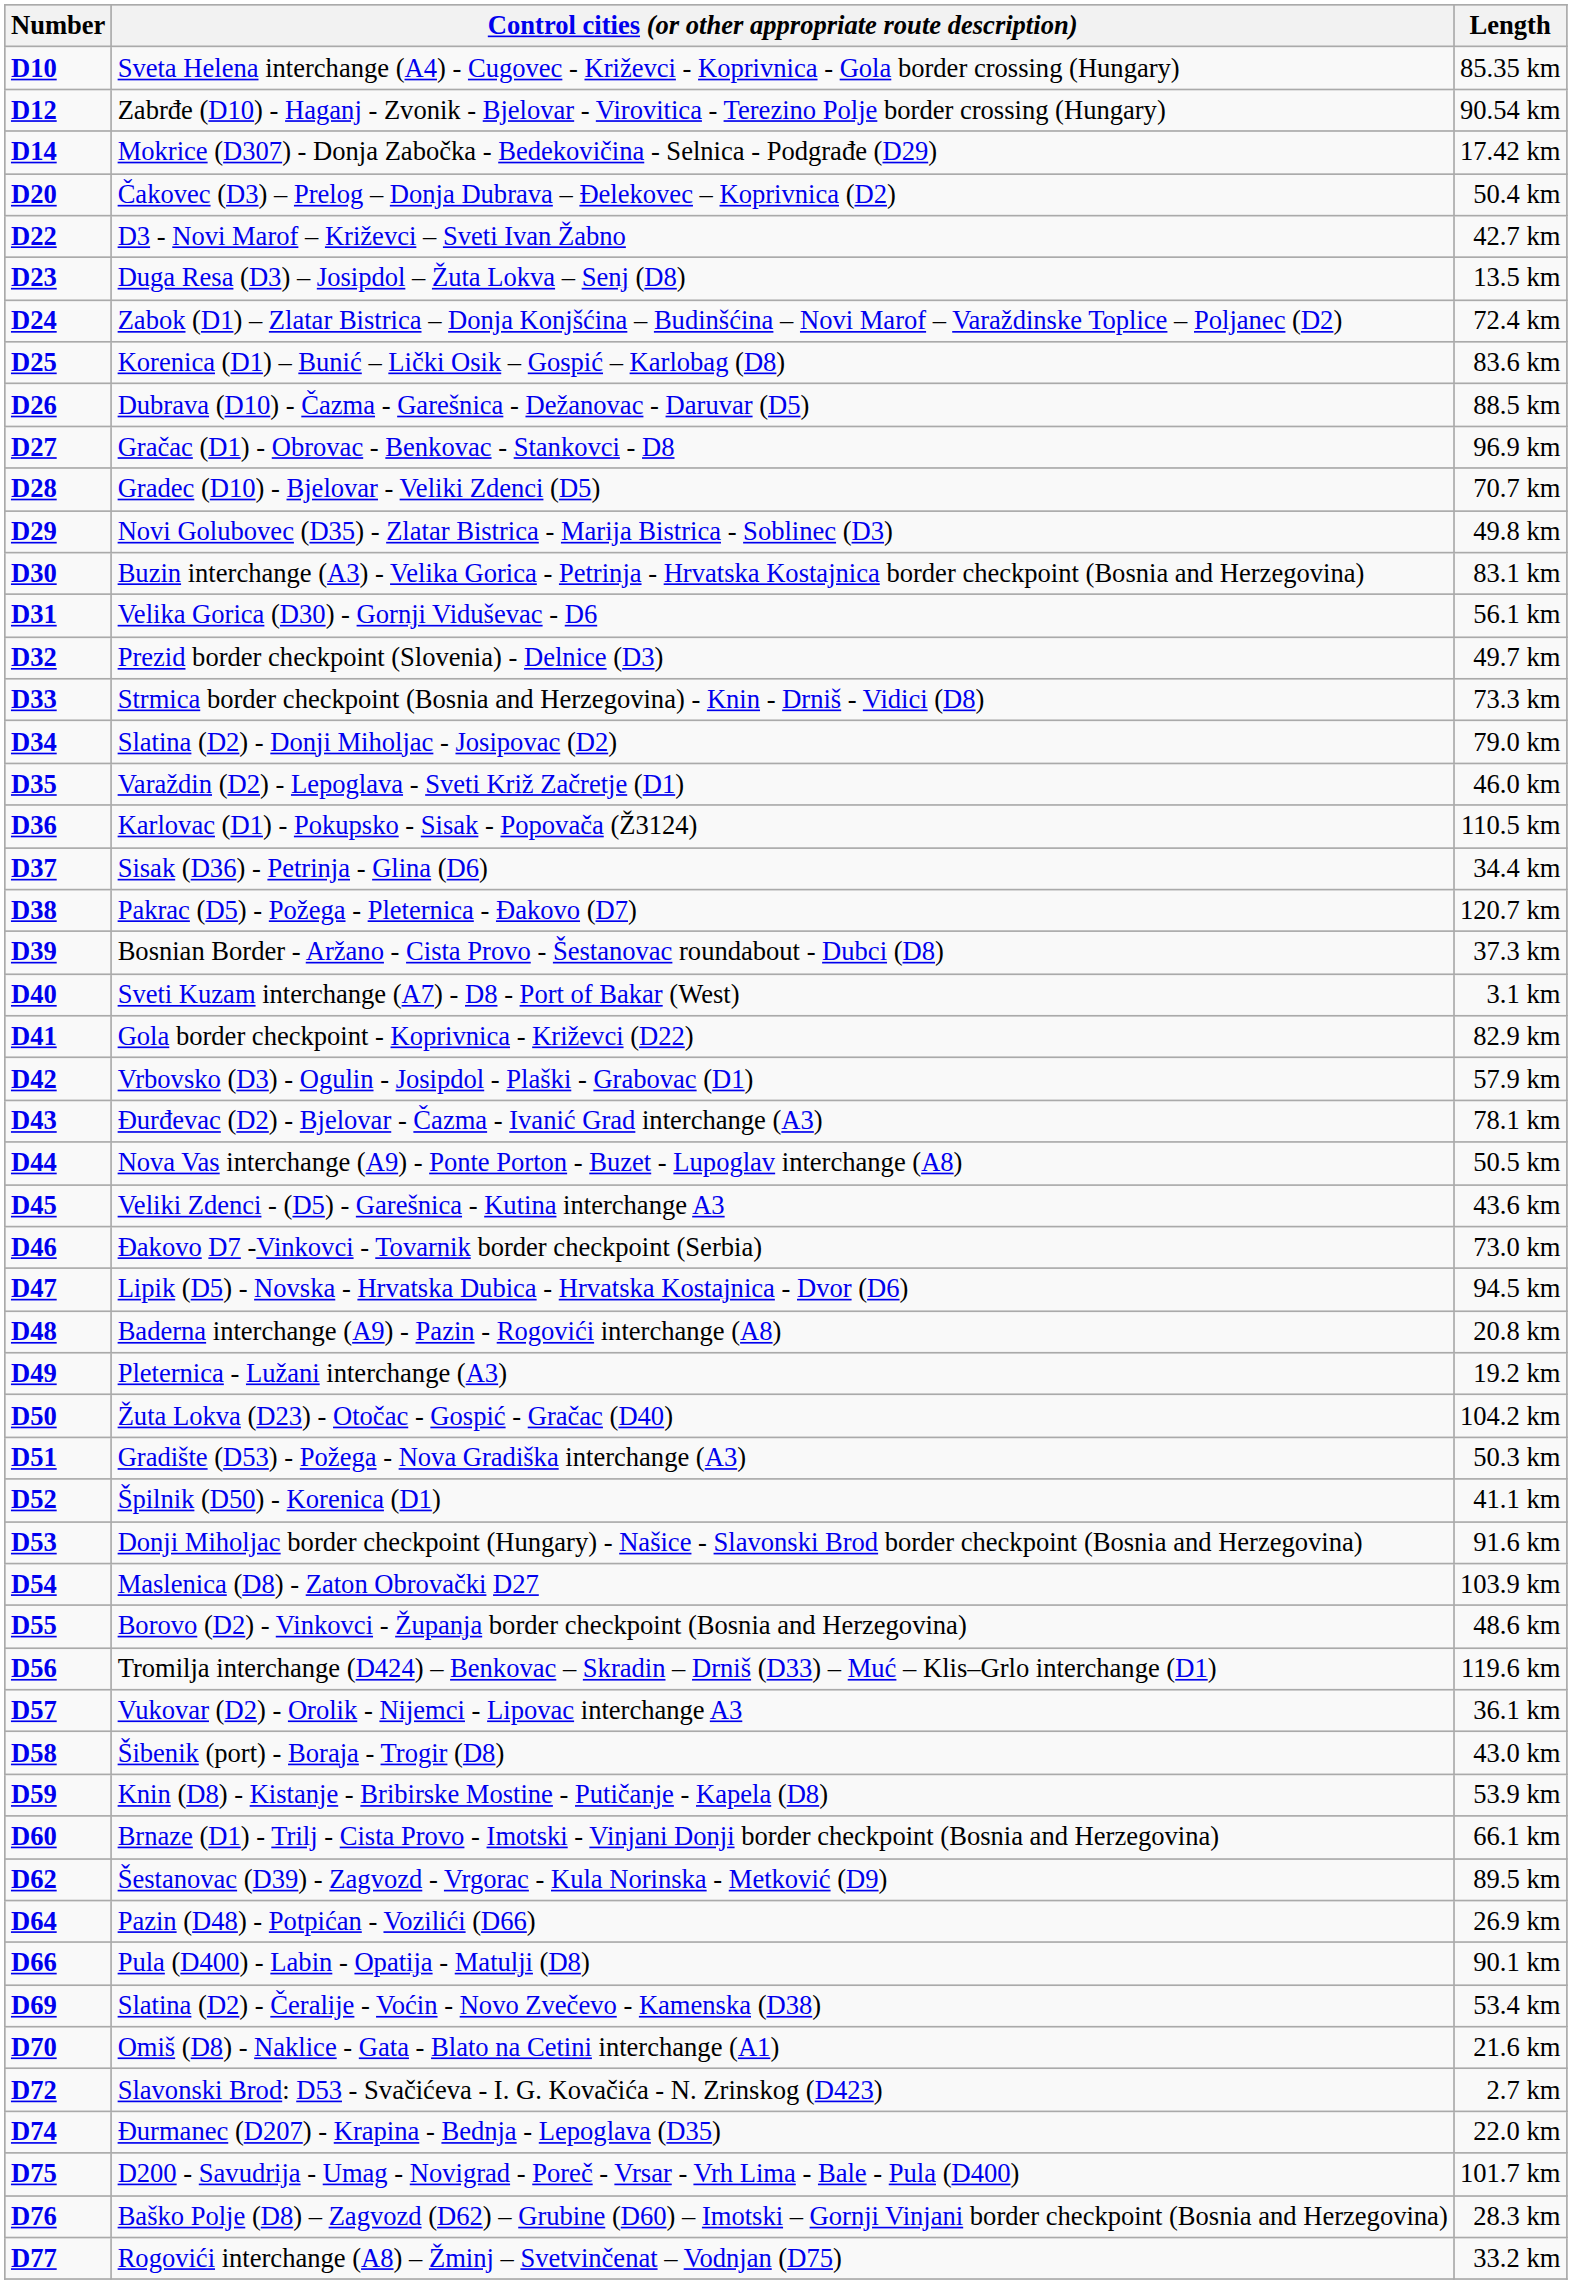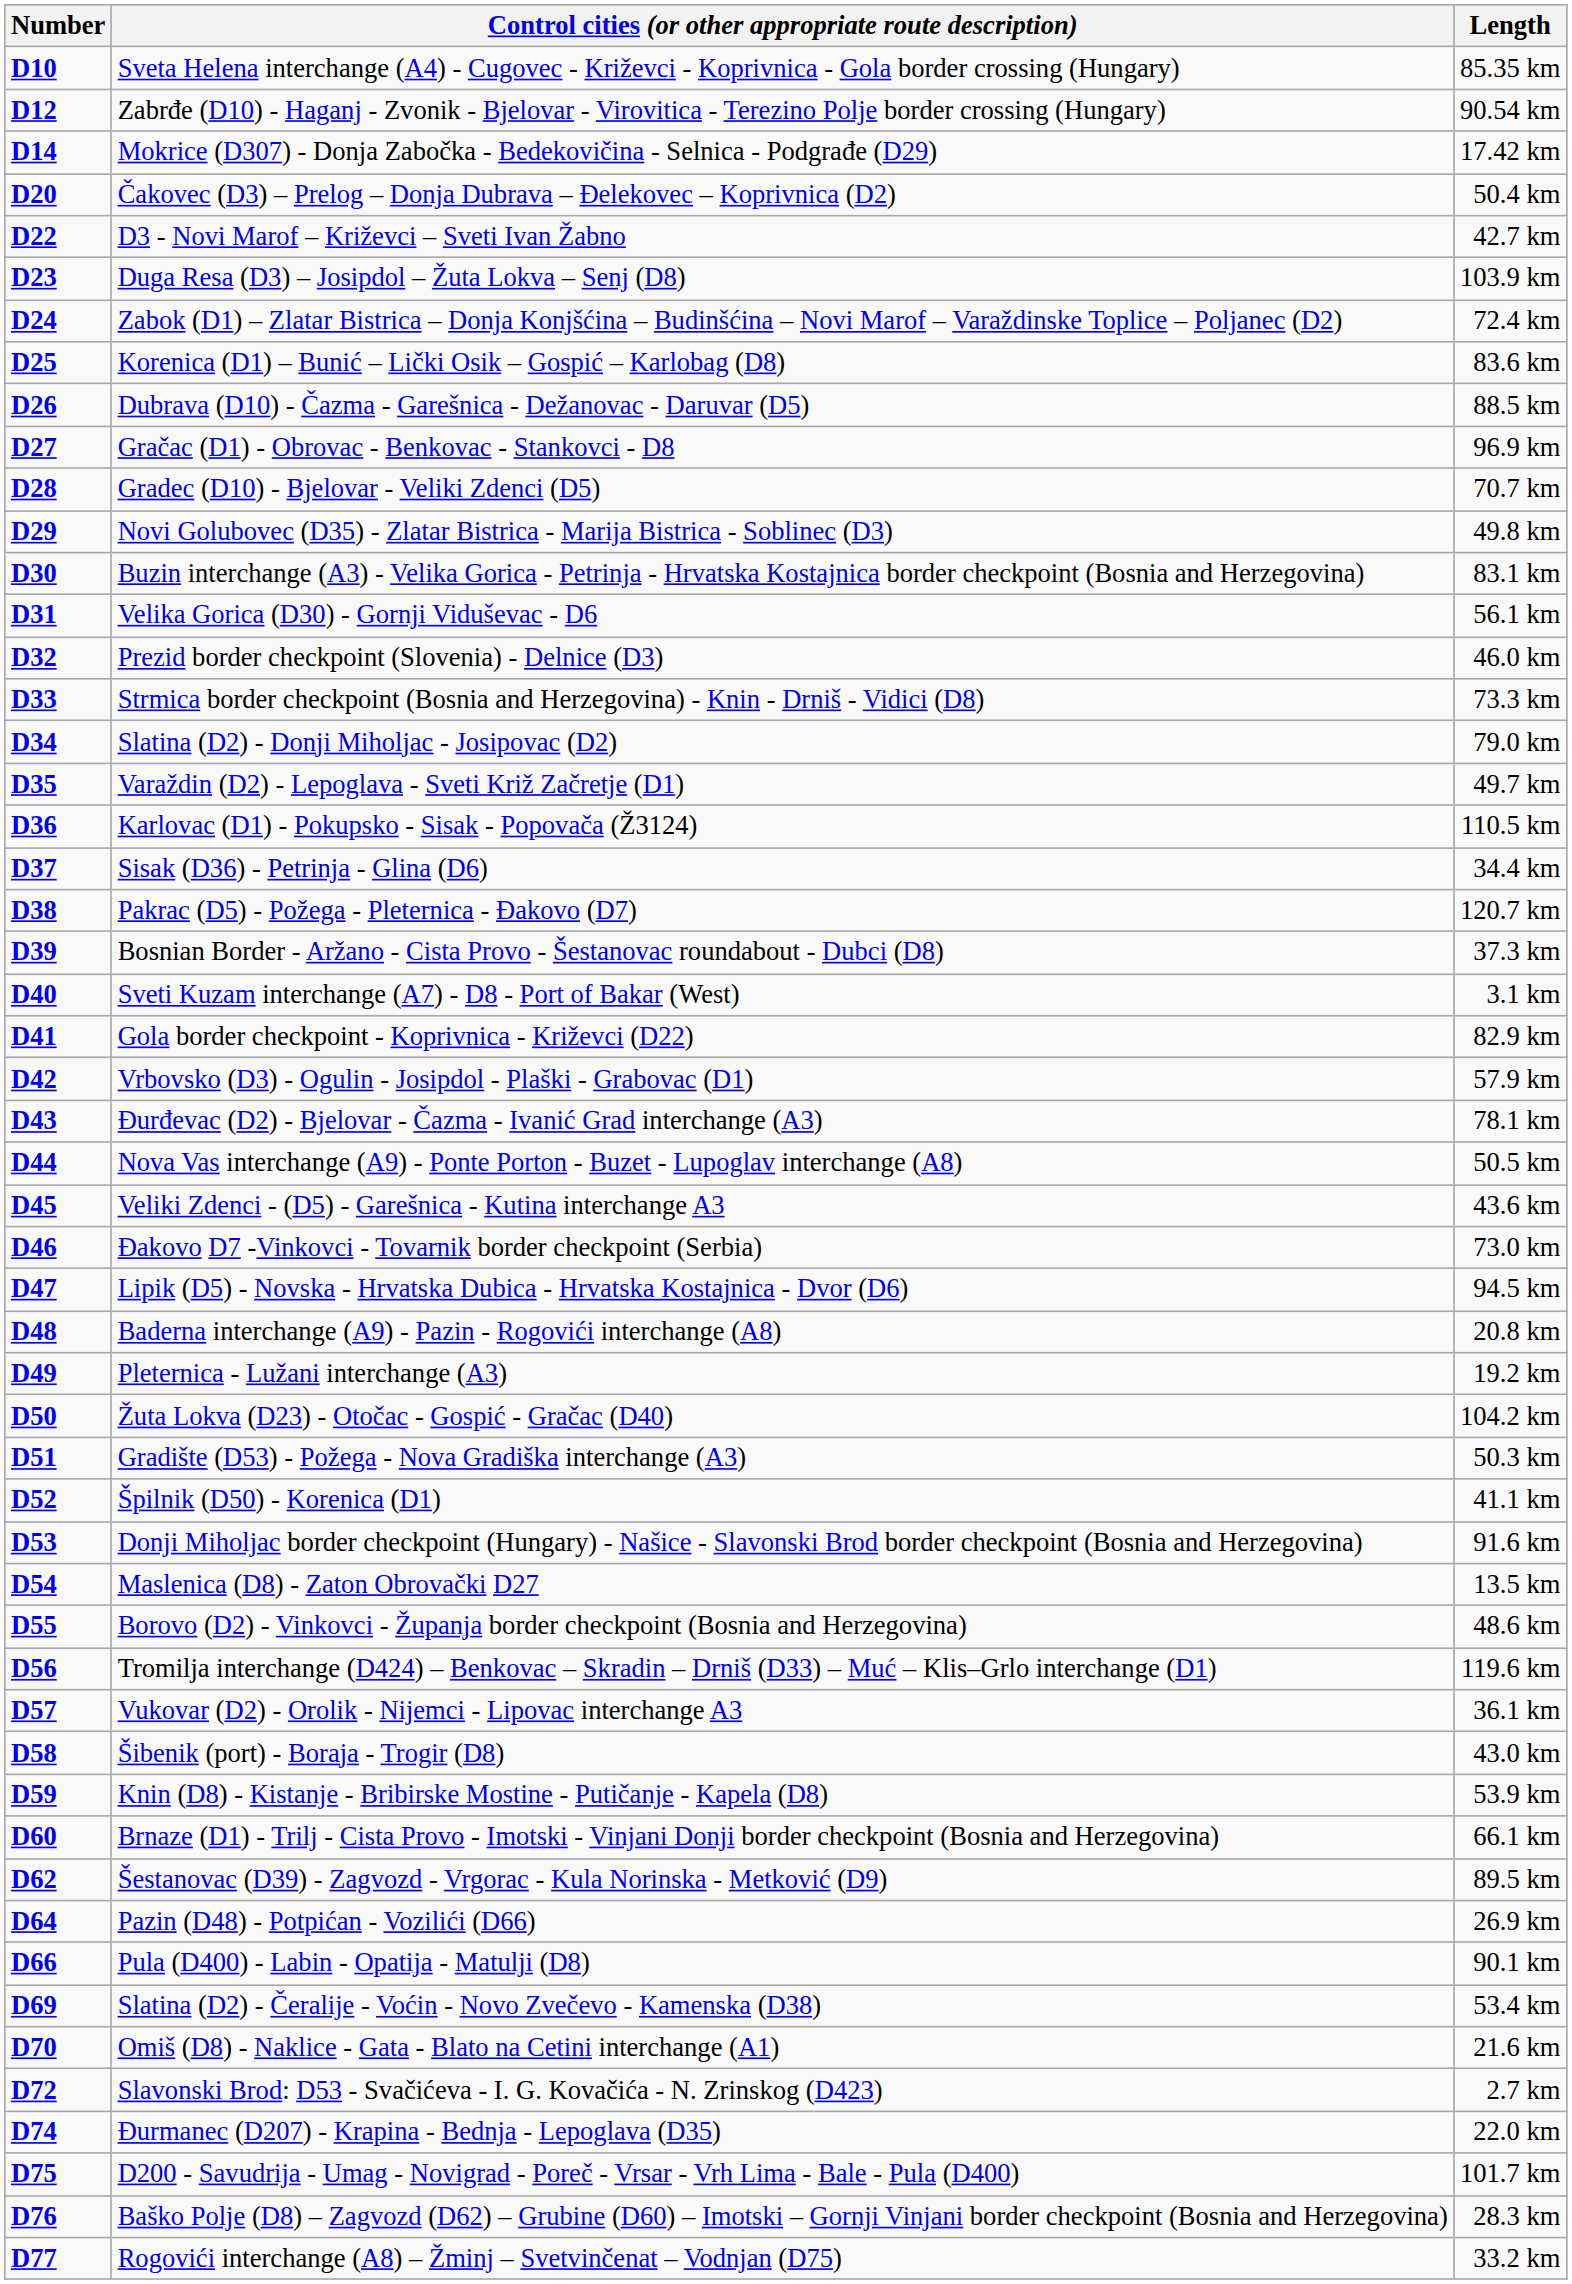(1517, 278) 13.5 km -> (1510, 278) 103.9 km
(1517, 657) 49.7 km -> (1517, 657) 46.0 km
(1517, 783) 46.0 km -> (1517, 783) 49.7 km
(1510, 1584) 103.9 km -> (1517, 1584) 13.5 km
